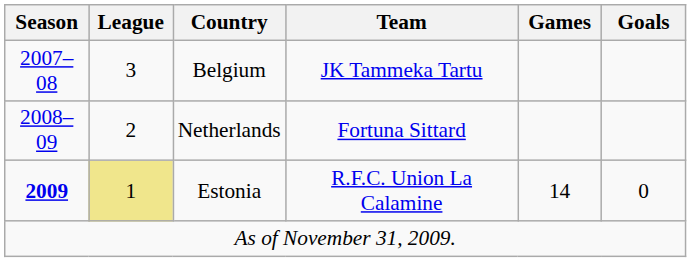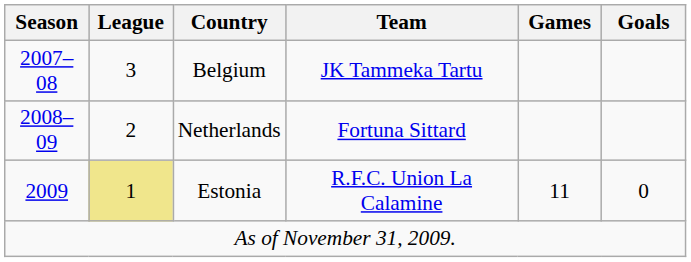(47, 190) bold -> (47, 190) normal
(560, 190) 14 -> (560, 190) 11
